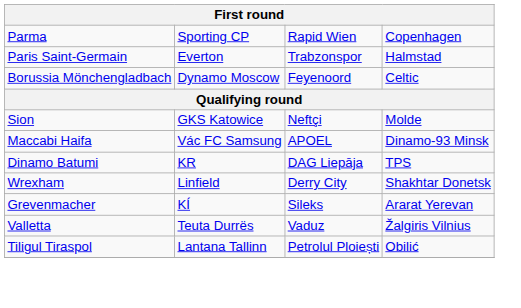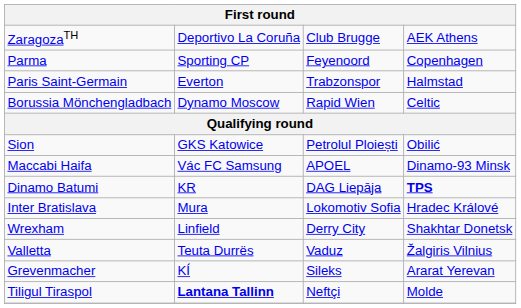+ row: (43, 37)
(322, 36) Rapid Wien -> (338, 60) Feyenoord
(319, 78) Feyenoord -> (340, 102) Rapid Wien
(305, 120) Neftçi -> (352, 144) Petrolul Ploiești
(403, 120) Molde -> (423, 144) Obilić
(398, 162) normal -> (420, 187) bold
+ row: (52, 208)
rows swapped: (29, 225) <-> (51, 204)
(222, 246) normal -> (226, 292) bold
(333, 246) Petrolul Ploiești -> (323, 292) Neftçi
(402, 246) Obilić -> (425, 292) Molde
